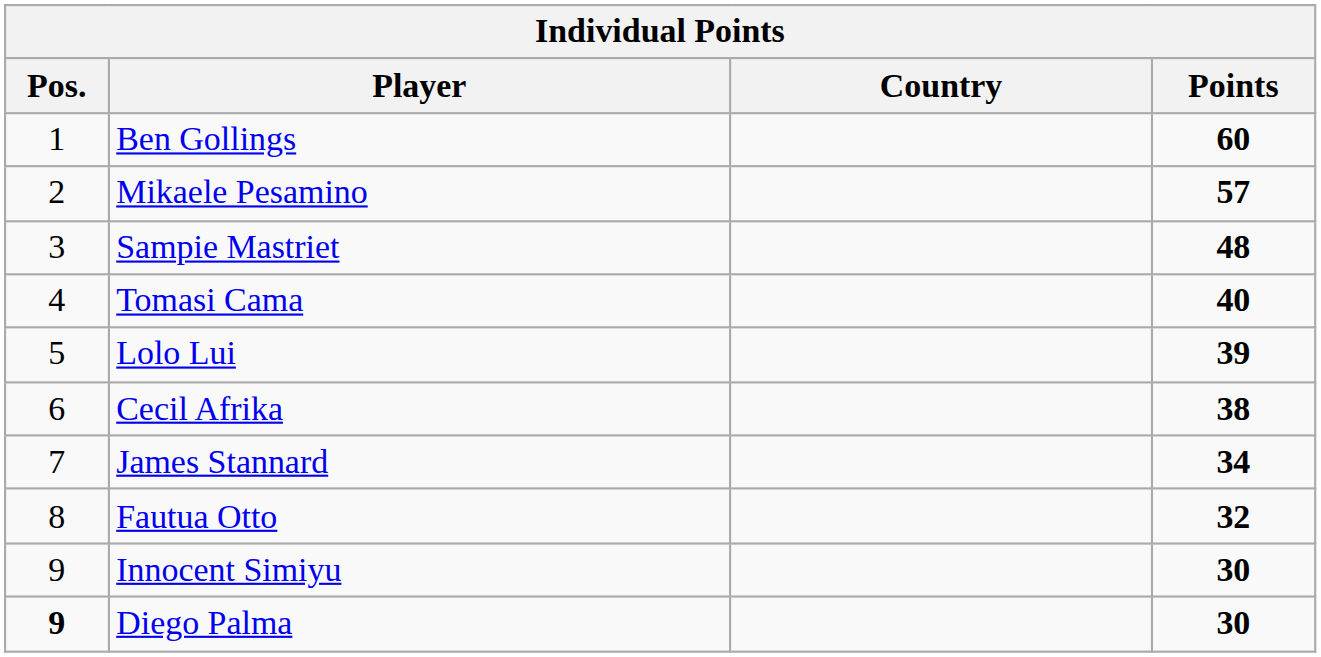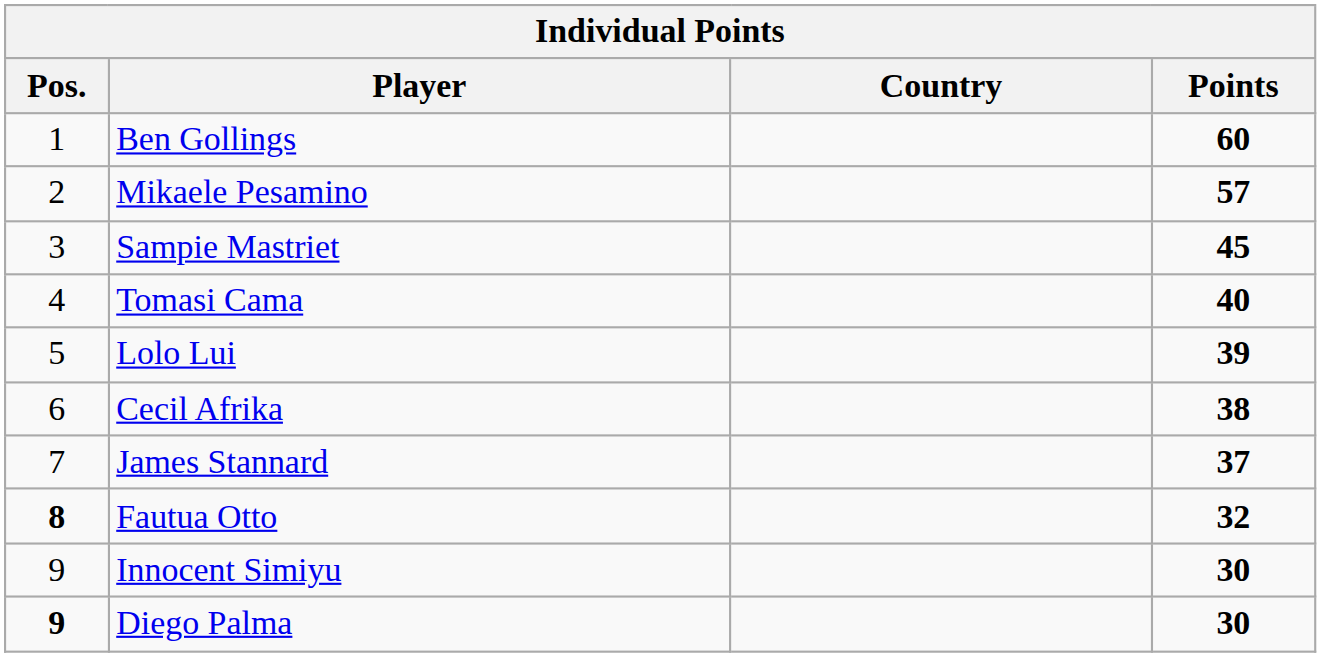(1233, 246) 48 -> (1233, 246) 45
(1233, 461) 34 -> (1233, 461) 37
(57, 515) normal -> (57, 515) bold
